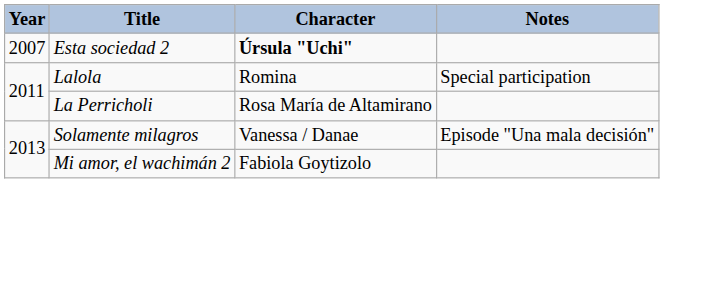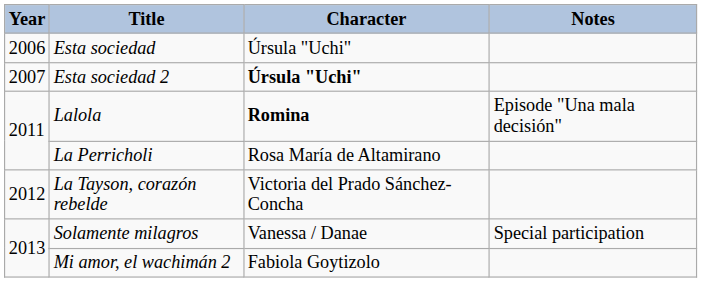+ row: (105, 47)
(268, 76) normal -> (279, 116) bold
(516, 76) Special participation -> (564, 116) Episode "Una mala decisión"
+ row: (125, 194)
(547, 134) Episode "Una mala decisión" -> (569, 233) Special participation
